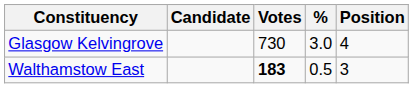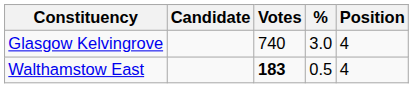(272, 43) 730 -> (272, 43) 740
(344, 69) 3 -> (344, 69) 4
